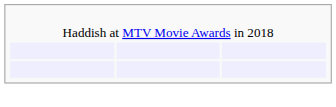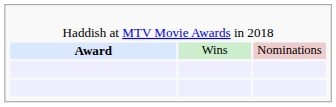+ row: (93, 51)
